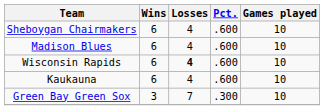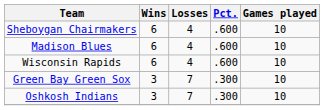(190, 63) bold -> (190, 63) normal
- row: (72, 80)
+ row: (72, 96)
